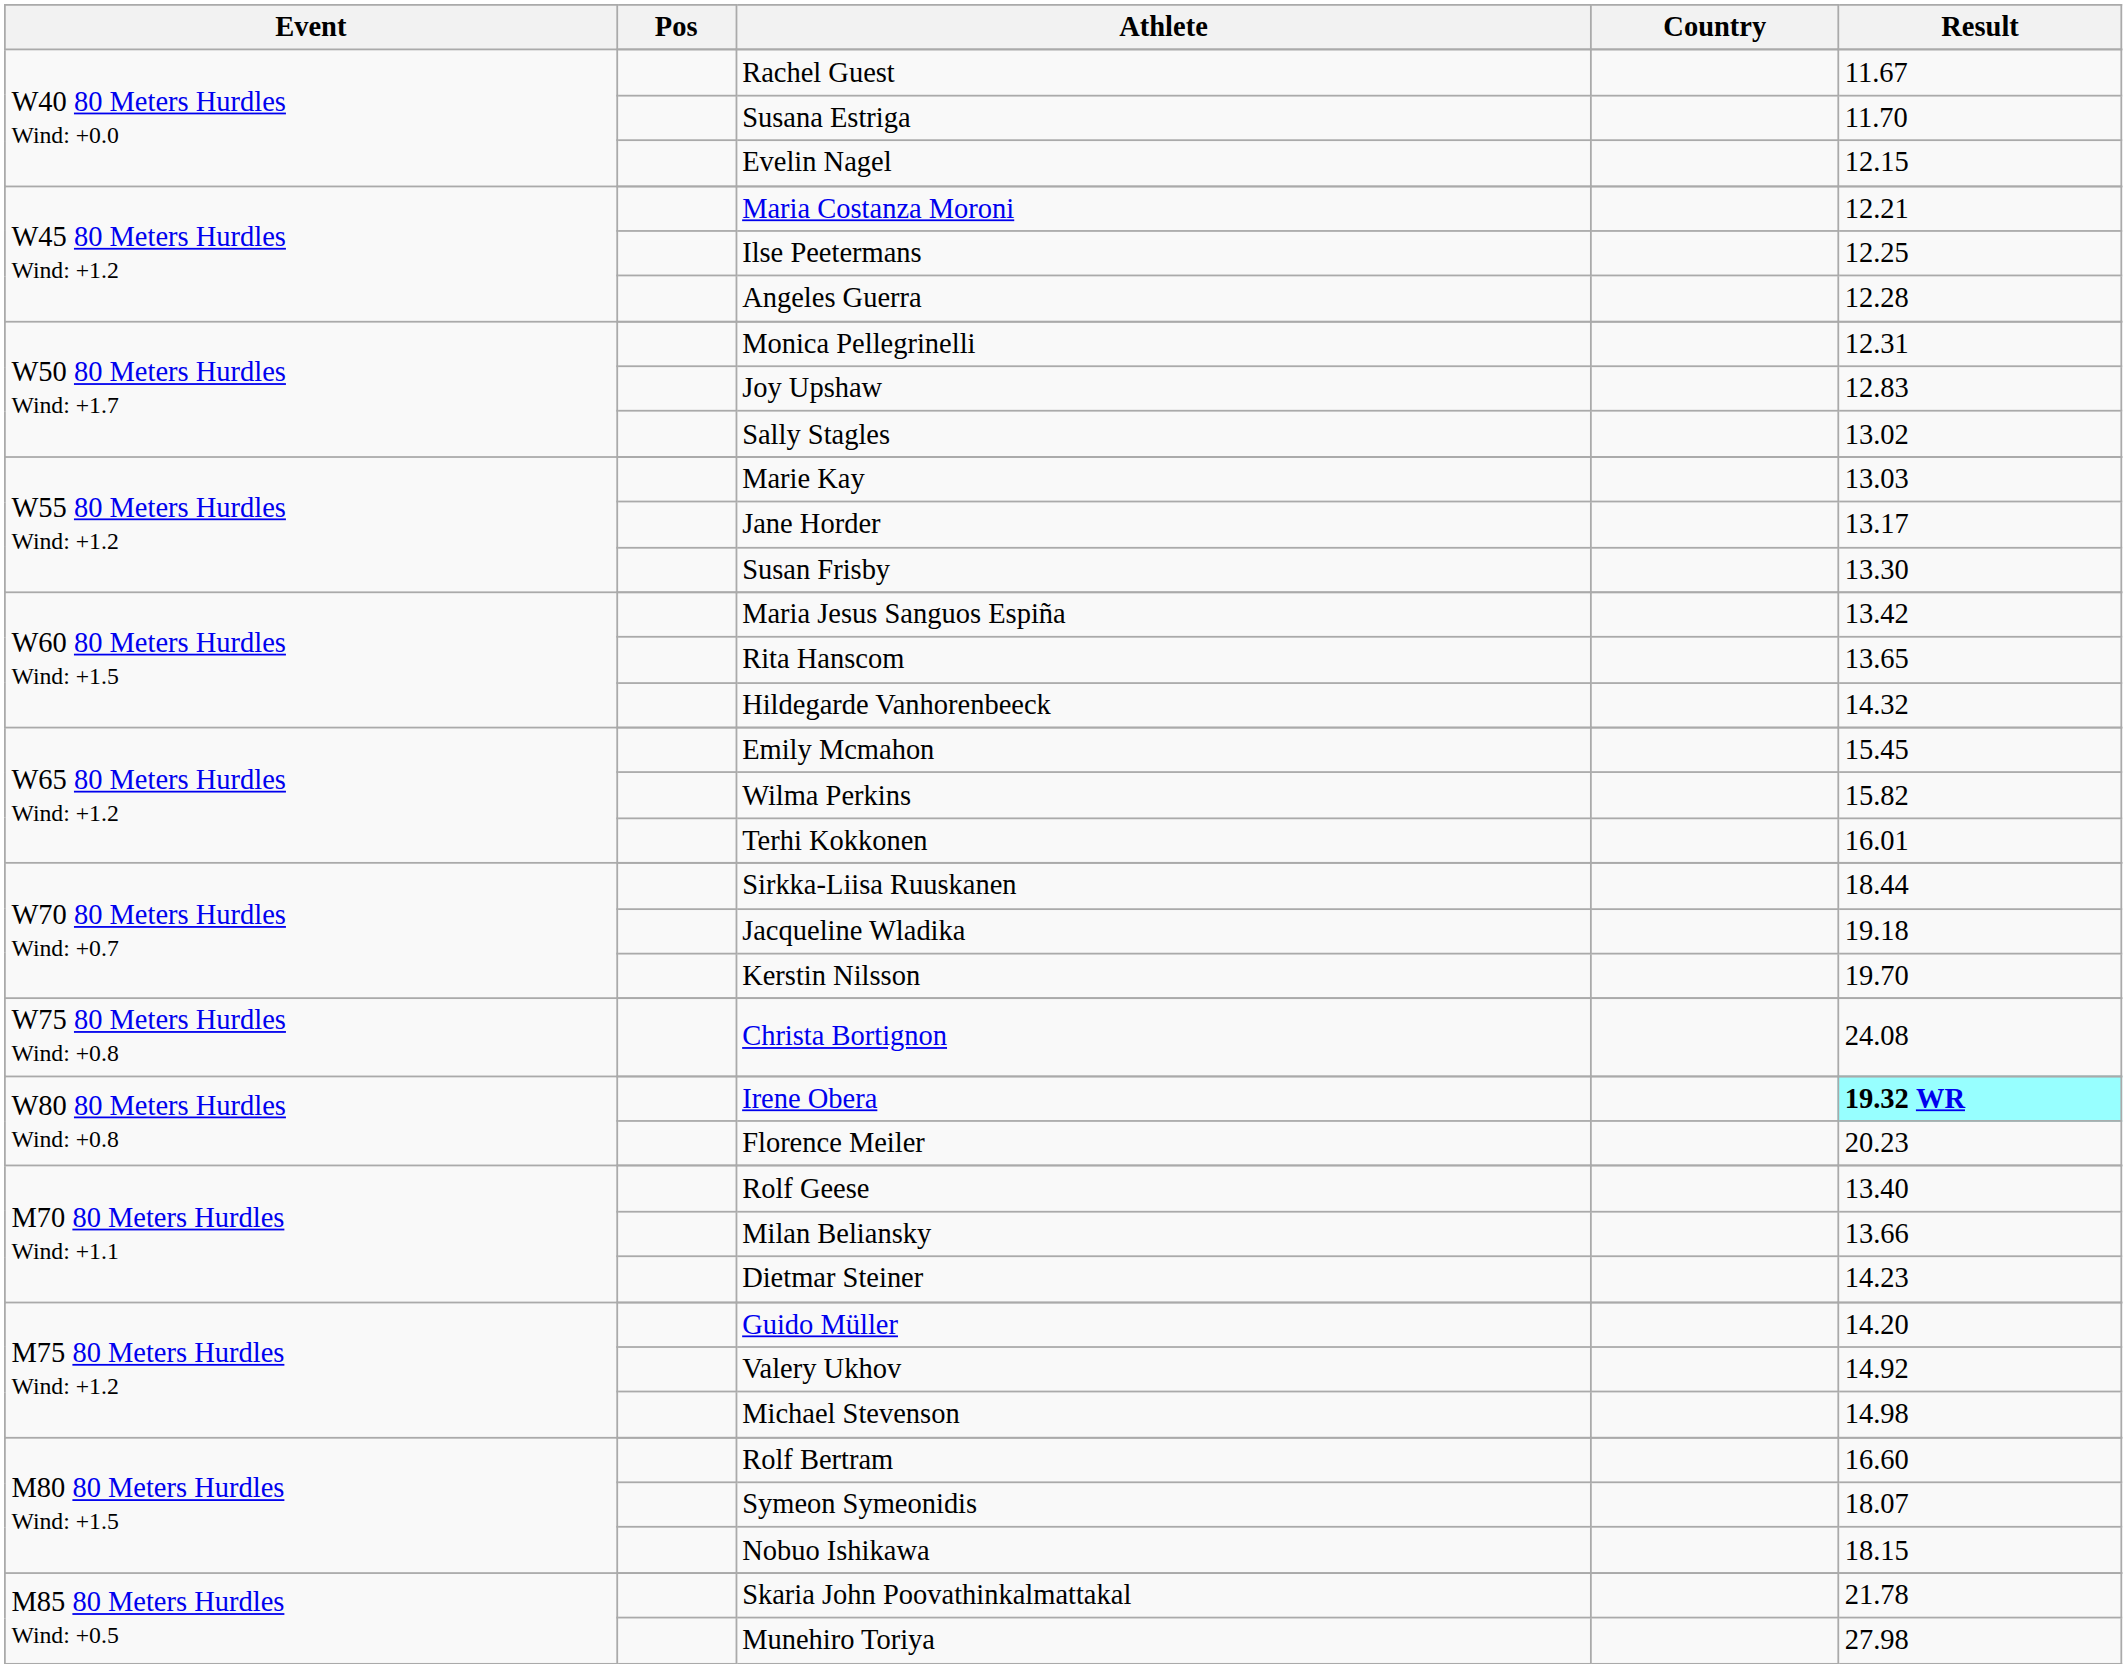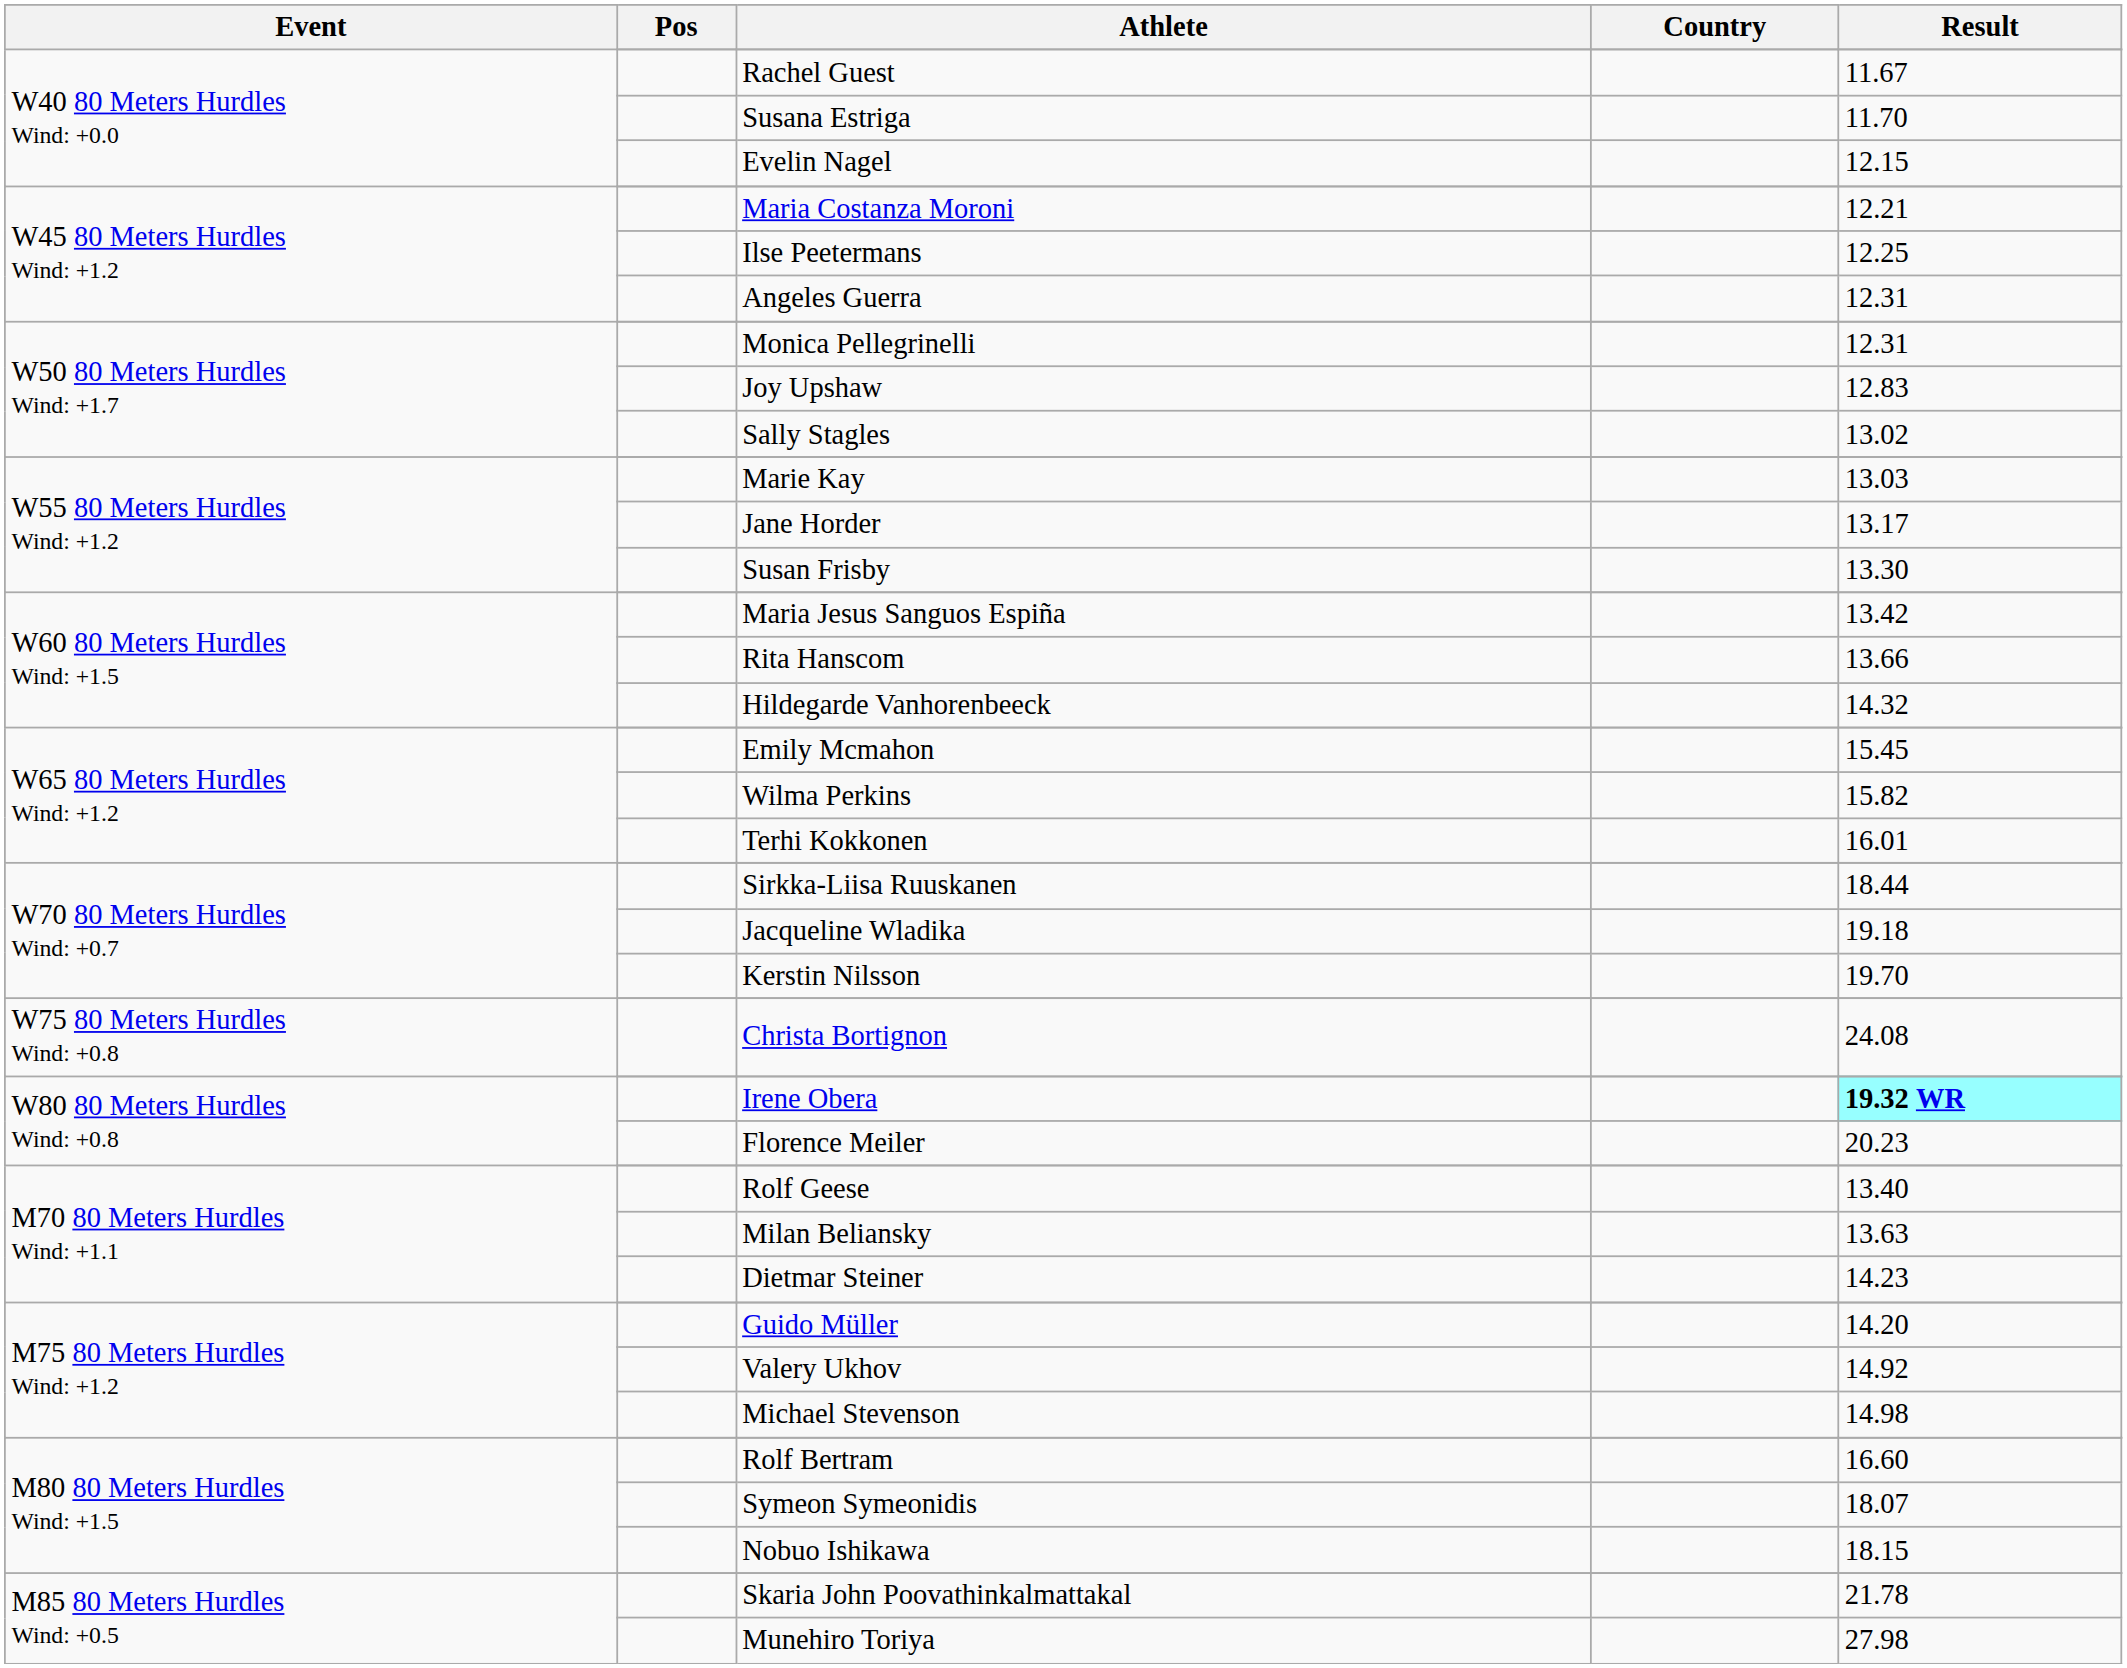(1877, 298) 12.28 -> (1877, 298) 12.31
(1877, 659) 13.65 -> (1877, 659) 13.66
(1877, 1233) 13.66 -> (1877, 1233) 13.63
